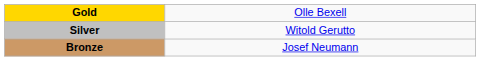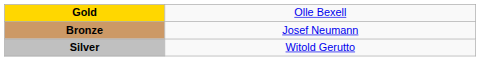rows swapped: (85, 30) <-> (85, 47)
